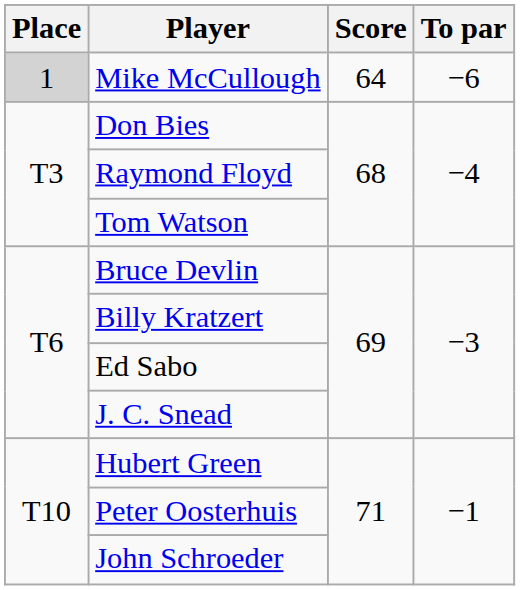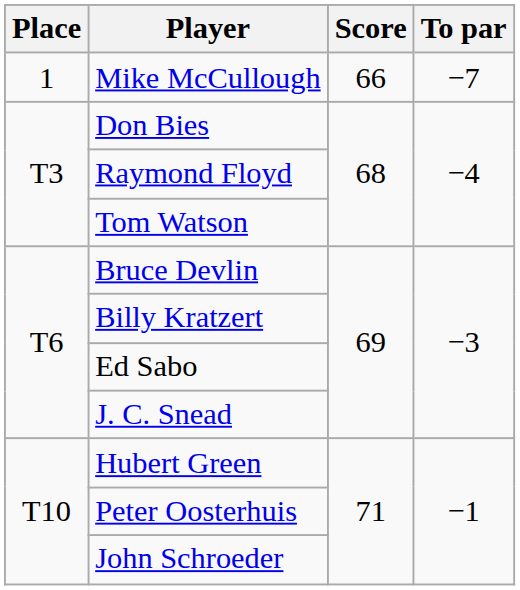(47, 76) lightgrey background -> (47, 76) no background
(371, 76) 64 -> (371, 76) 66
(464, 76) −6 -> (464, 76) −7
